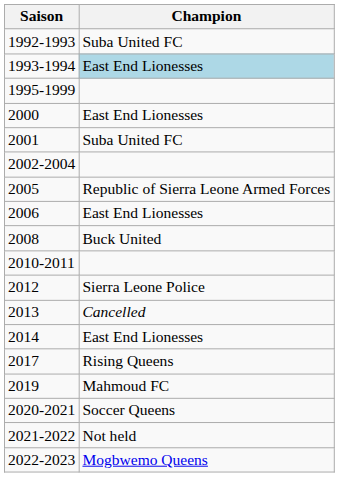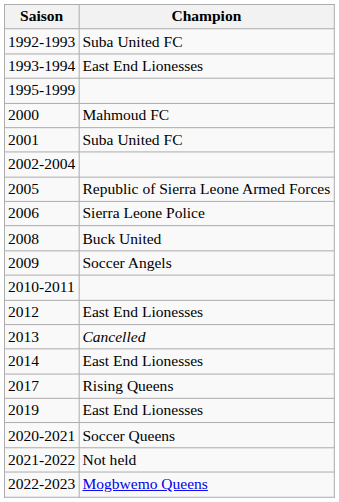(143, 66) lightblue background -> (143, 66) no background
(143, 115) East End Lionesses -> (126, 115) Mahmoud FC
(143, 213) East End Lionesses -> (144, 213) Sierra Leone Police
+ row: (24, 262)
(144, 287) Sierra Leone Police -> (143, 312) East End Lionesses
(126, 386) Mahmoud FC -> (143, 410) East End Lionesses
